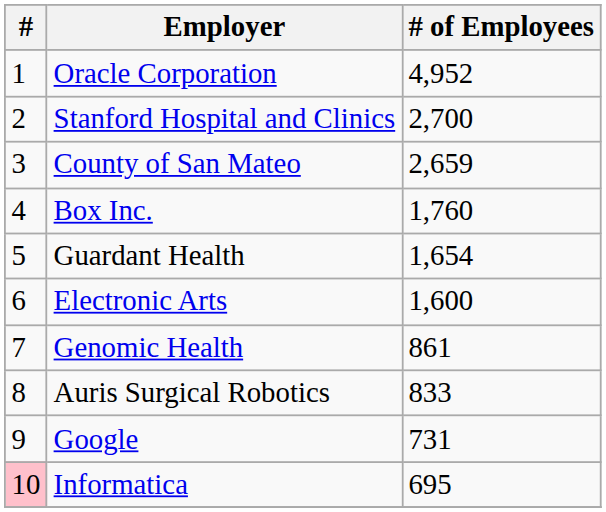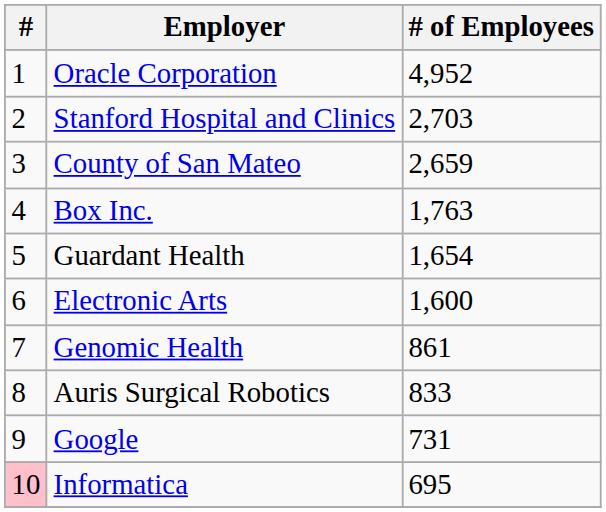(441, 118) 2,700 -> (441, 118) 2,703
(441, 210) 1,760 -> (441, 210) 1,763
